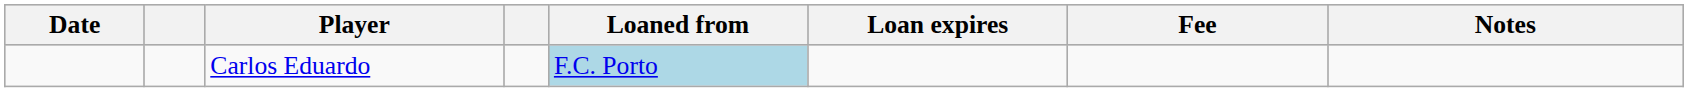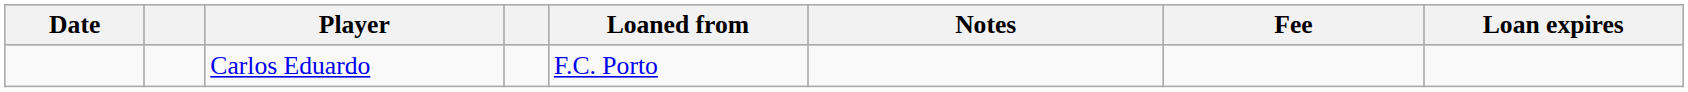columns swapped: (938, 24) <-> (1505, 24)
(606, 65) lightblue background -> (606, 65) no background
